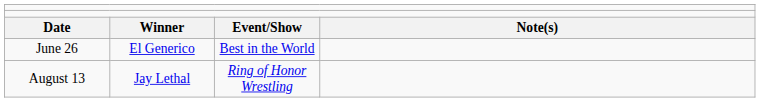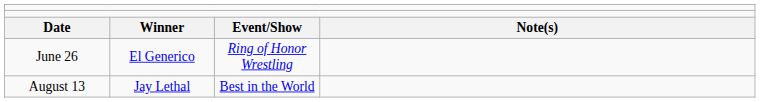(267, 49) Best in the World -> (267, 57) Ring of Honor Wrestling
(267, 78) Ring of Honor Wrestling -> (267, 86) Best in the World
